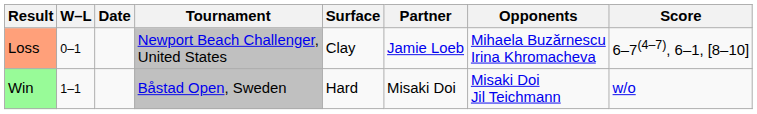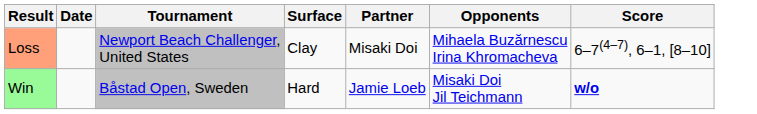- column: (76, 16)
(426, 48) Jamie Loeb -> (383, 48) Misaki Doi
(421, 88) Misaki Doi -> (387, 88) Jamie Loeb
(624, 88) normal -> (587, 88) bold
